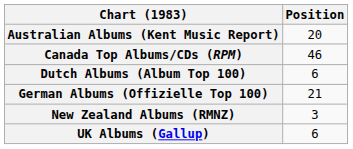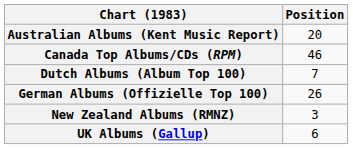(315, 74) 6 -> (315, 74) 7
(315, 94) 21 -> (315, 94) 26
